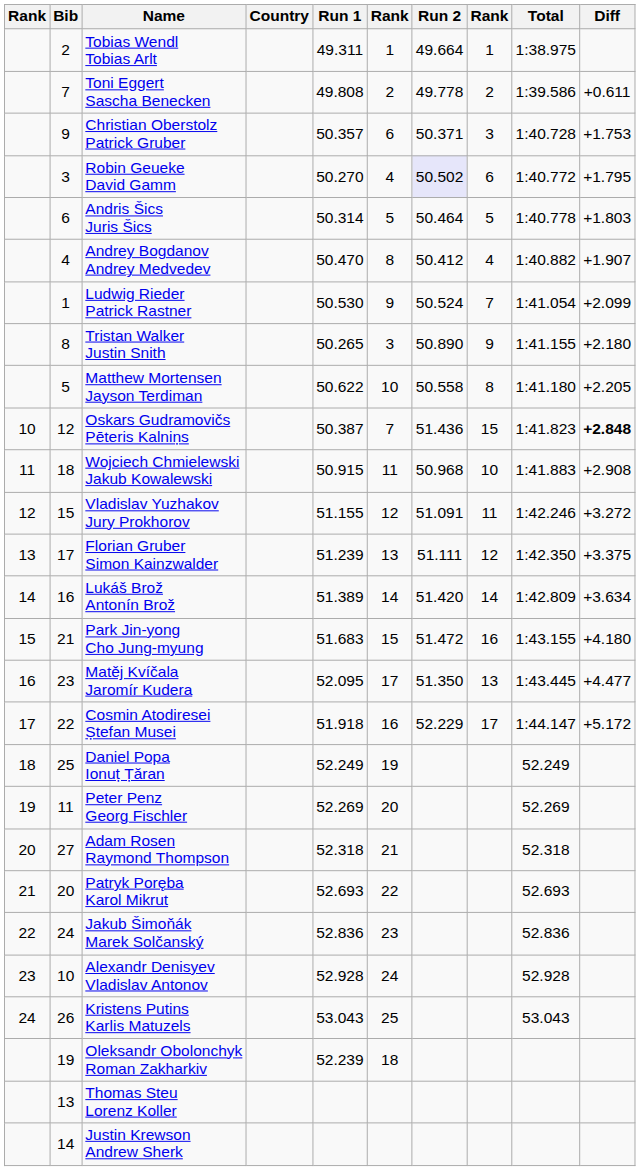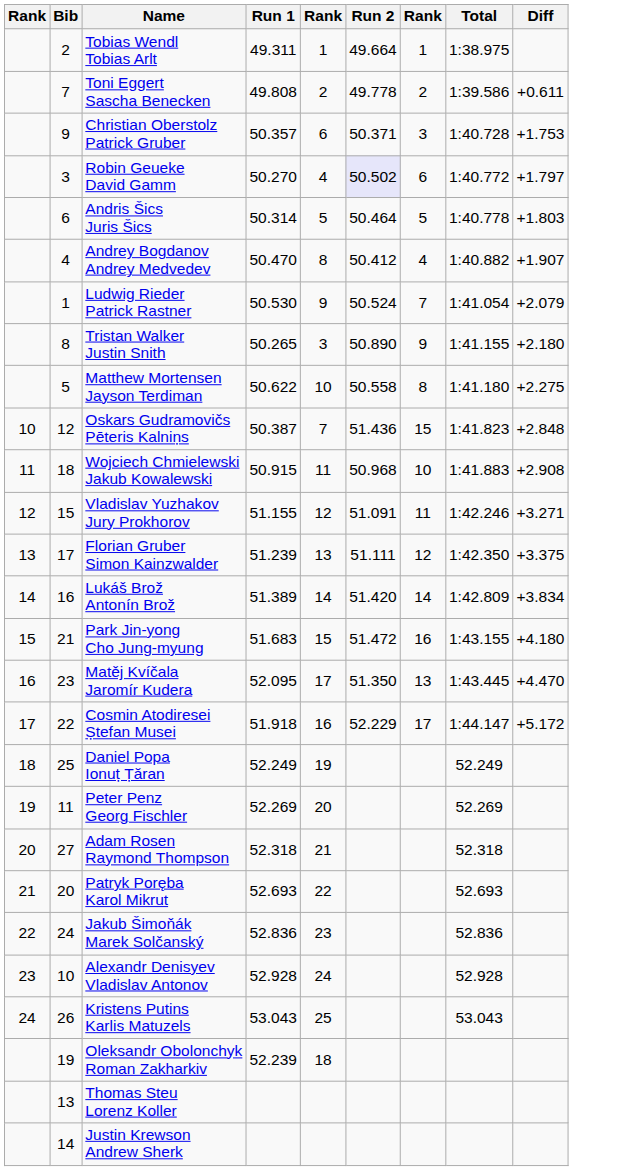- column: (279, 16)
(607, 176) +1.795 -> (540, 176) +1.797
(607, 302) +2.099 -> (540, 302) +2.079
(607, 386) +2.205 -> (540, 386) +2.275
(607, 428) bold -> (540, 428) normal
(607, 512) +3.272 -> (540, 512) +3.271
(607, 597) +3.634 -> (540, 597) +3.834
(607, 681) +4.477 -> (540, 681) +4.470
